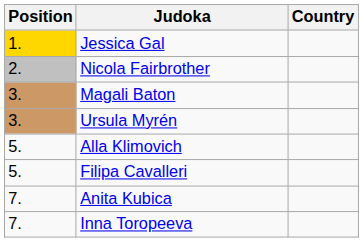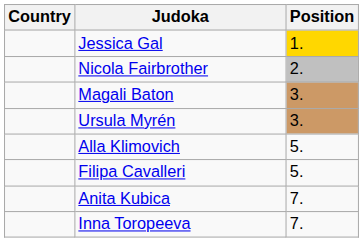columns swapped: (40, 17) <-> (323, 17)
